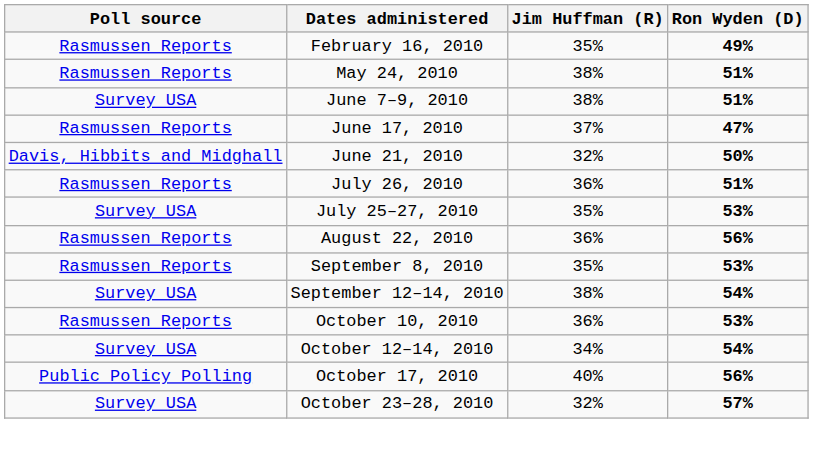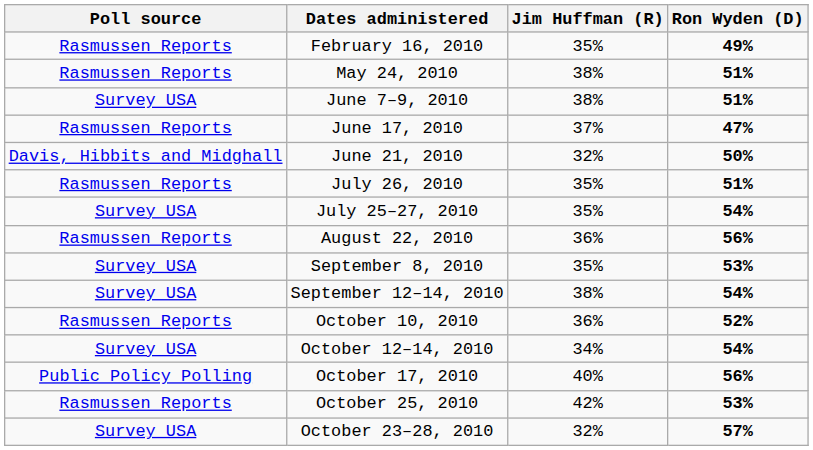(588, 184) 36% -> (588, 184) 35%
(738, 211) 53% -> (738, 211) 54%
(146, 266) Rasmussen Reports -> (146, 266) Survey USA
(738, 321) 53% -> (738, 321) 52%
+ row: (397, 404)
